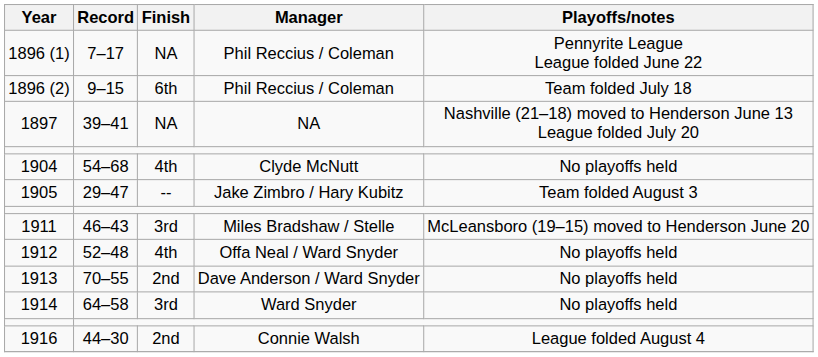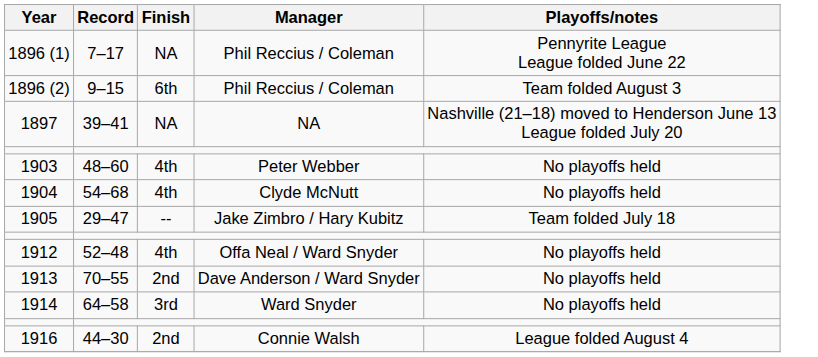(618, 88) Team folded July 18 -> (602, 88) Team folded August 3
+ row: (39, 166)
(618, 192) Team folded August 3 -> (602, 219) Team folded July 18
- row: (39, 226)
